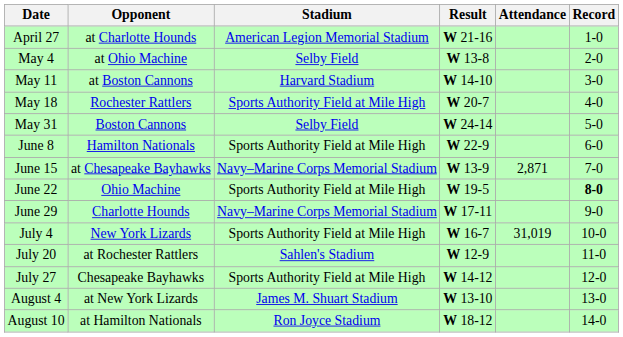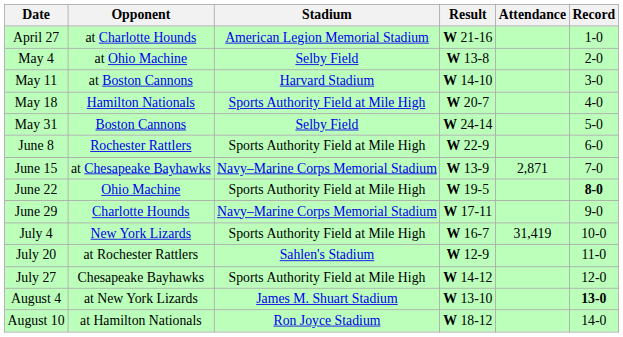(141, 102) Rochester Rattlers -> (141, 102) Hamilton Nationals
(141, 146) Hamilton Nationals -> (141, 146) Rochester Rattlers
(532, 233) 31,019 -> (532, 233) 31,419
(594, 299) normal -> (594, 299) bold
